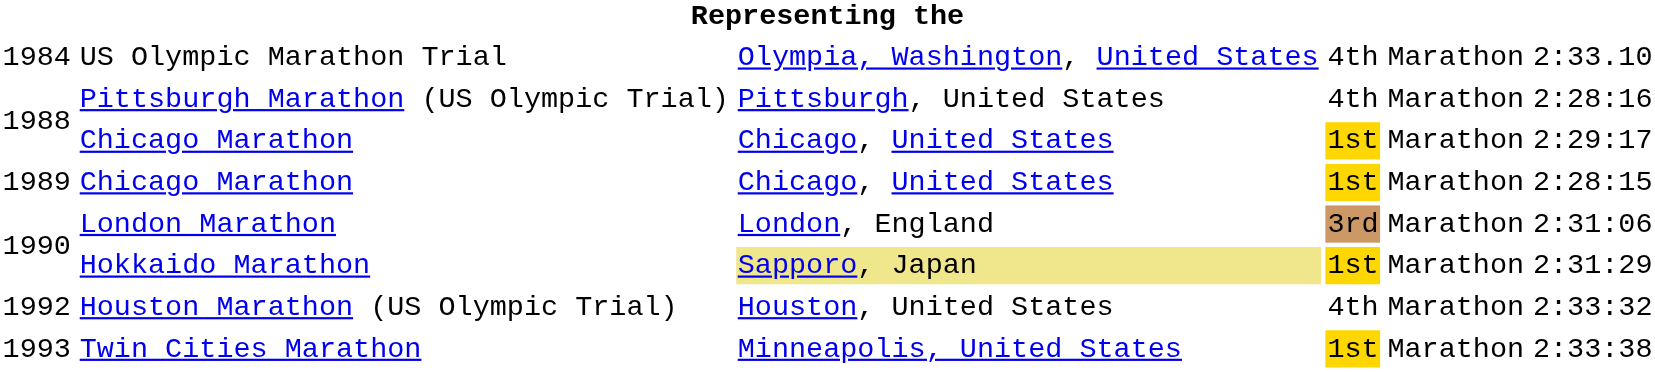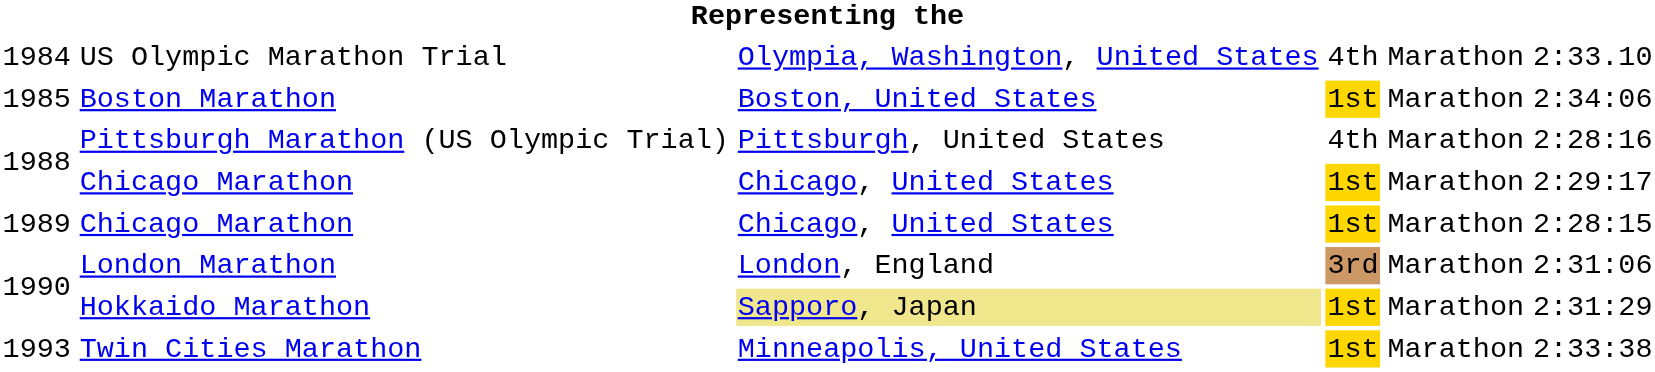+ row: (37, 99)
- row: (37, 307)
